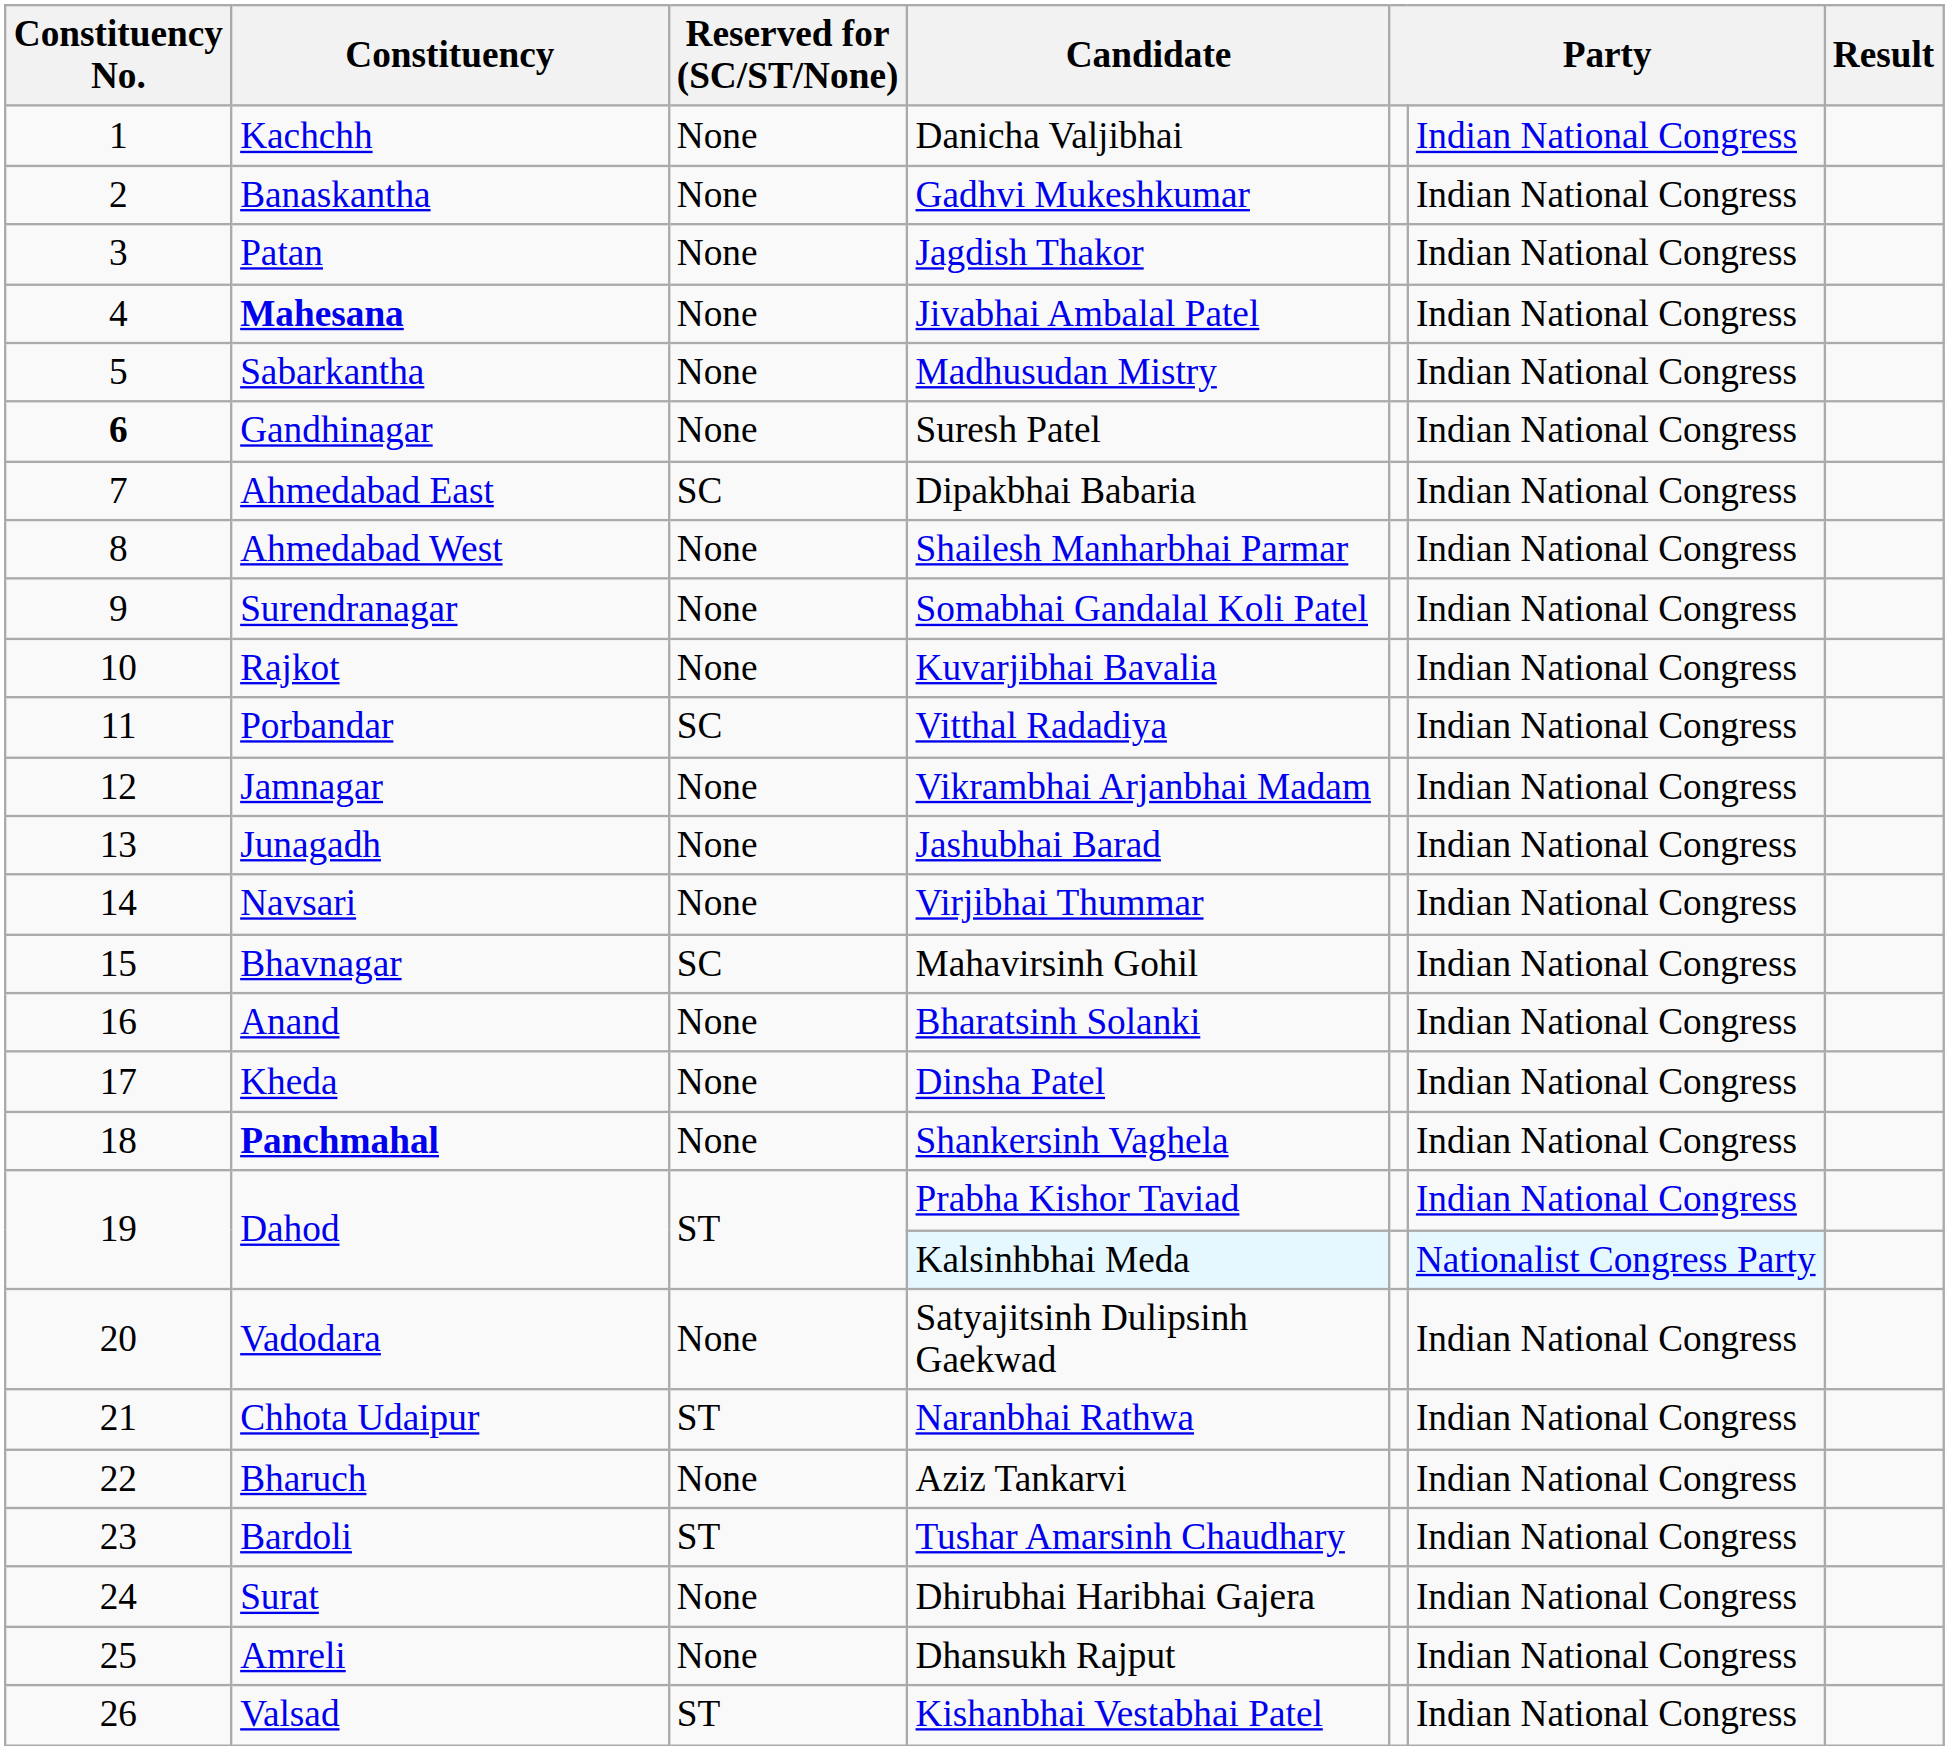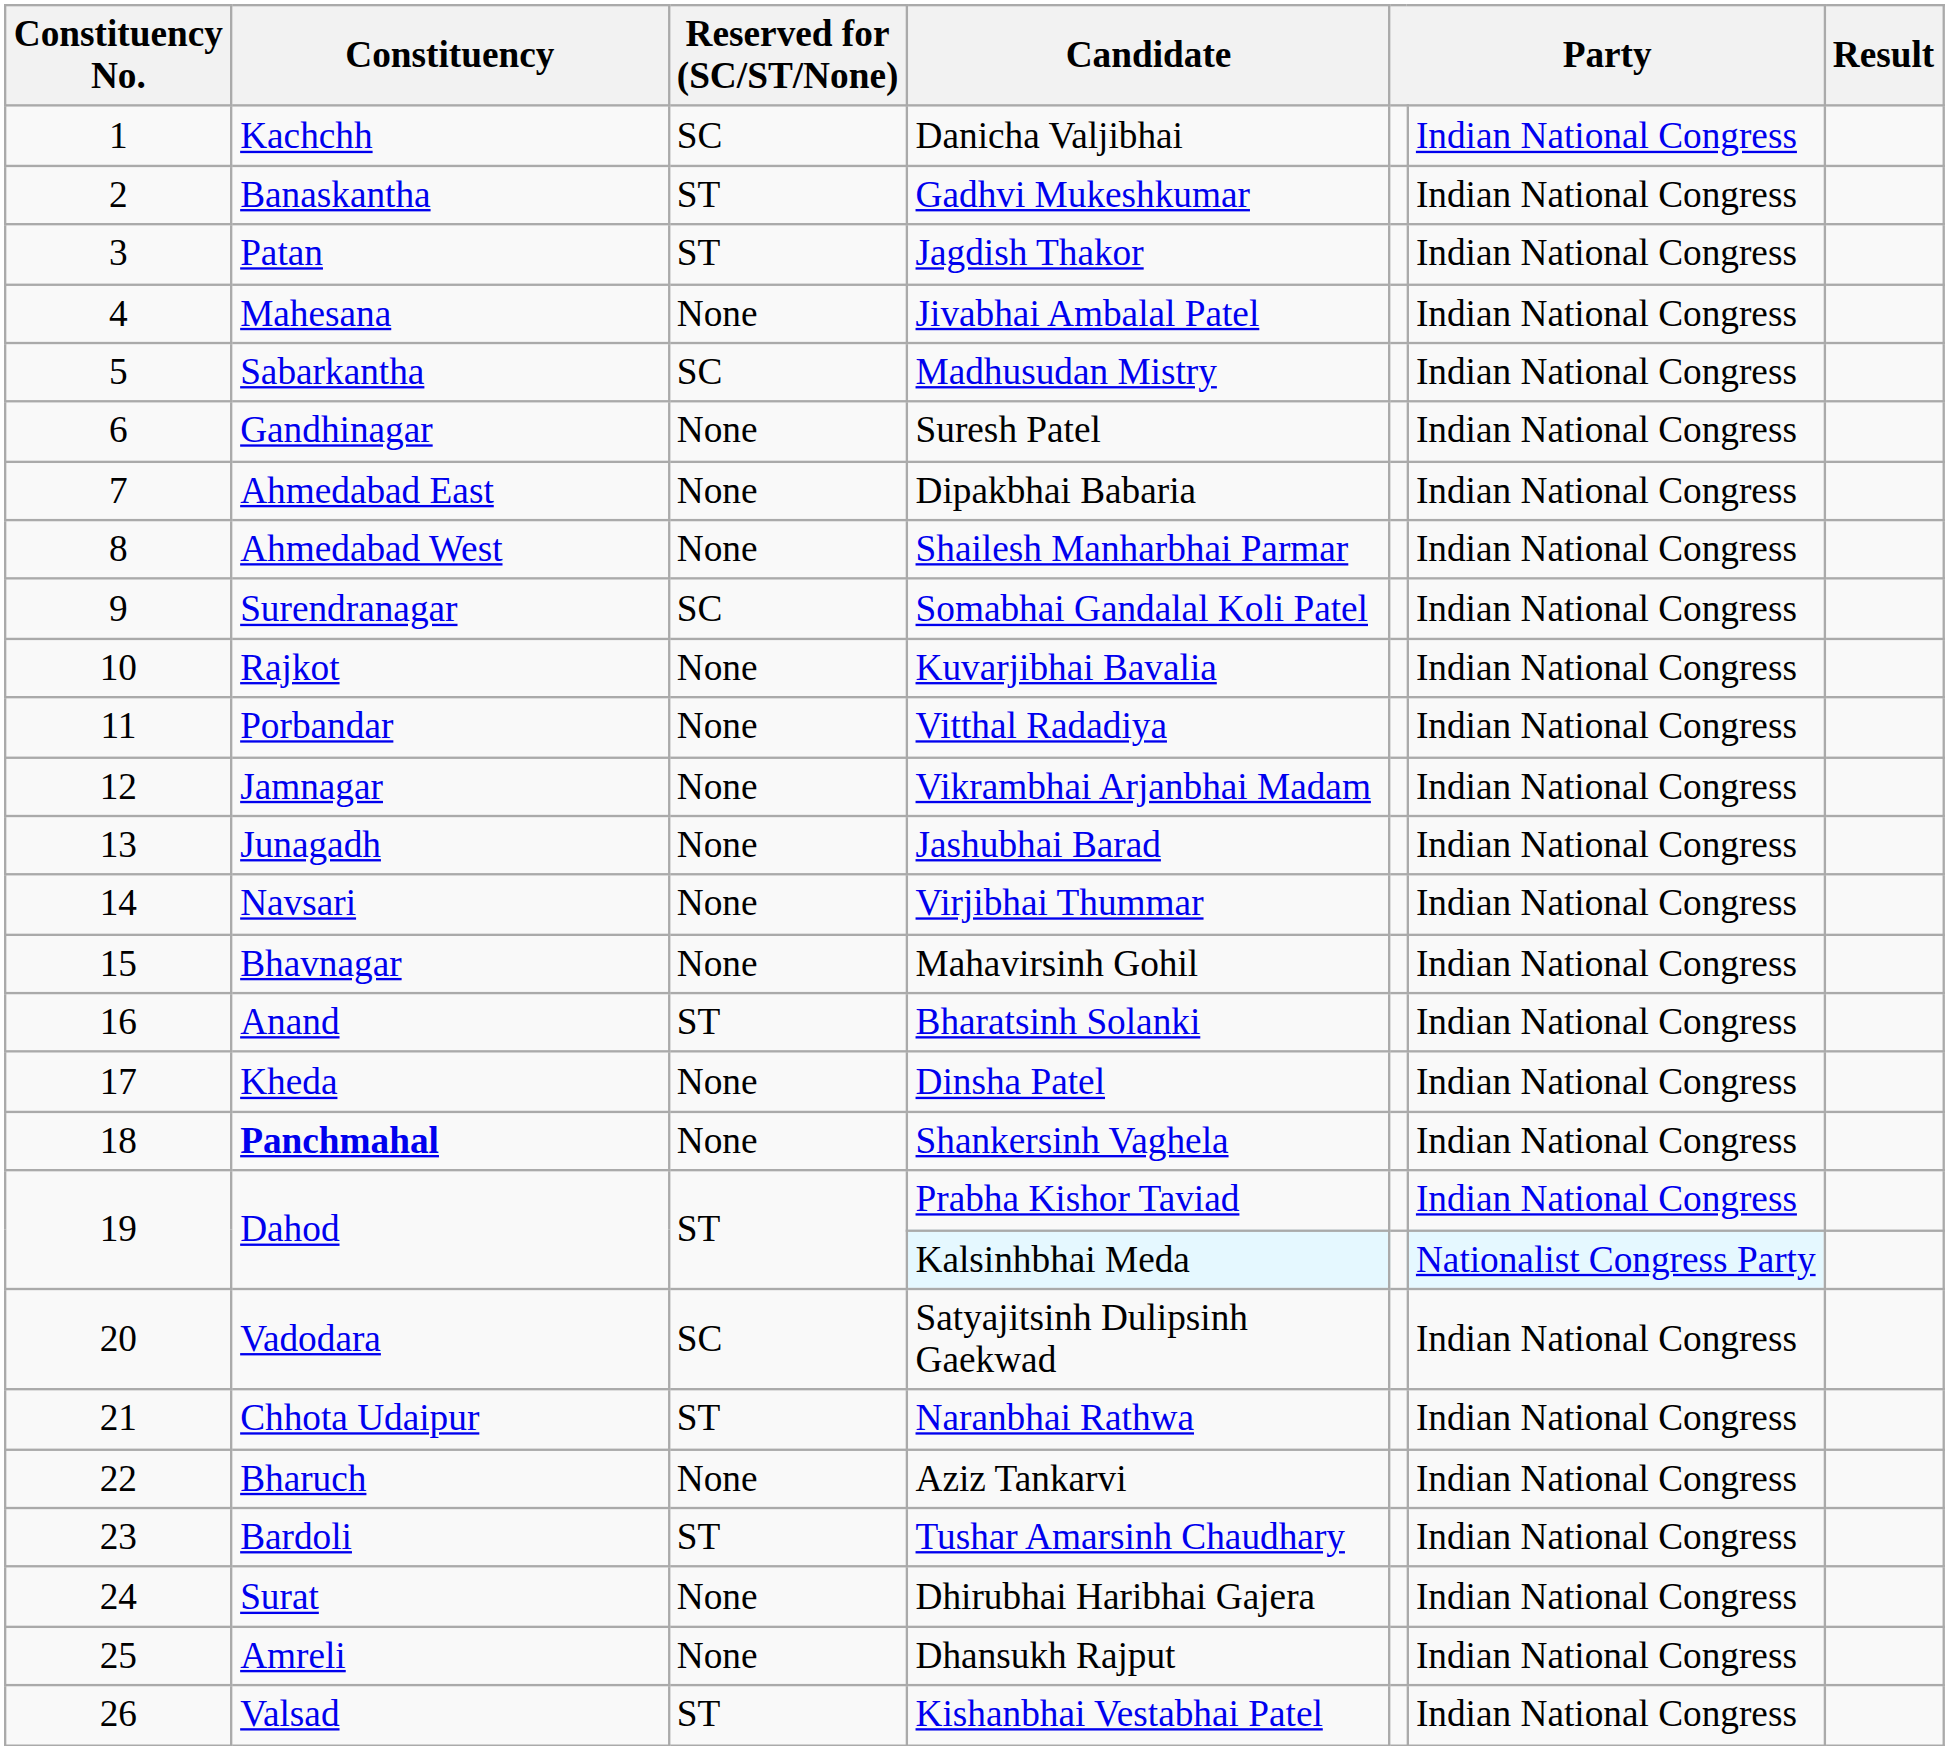(717, 135) None -> (700, 135) SC
(717, 194) None -> (698, 194) ST
(717, 253) None -> (698, 253) ST
(322, 312) bold -> (316, 312) normal
(717, 371) None -> (700, 371) SC
(118, 430) bold -> (118, 430) normal
(700, 489) SC -> (717, 489) None
(717, 608) None -> (700, 608) SC
(700, 726) SC -> (717, 726) None
(700, 962) SC -> (717, 962) None
(717, 1021) None -> (698, 1021) ST
(717, 1338) None -> (700, 1338) SC
